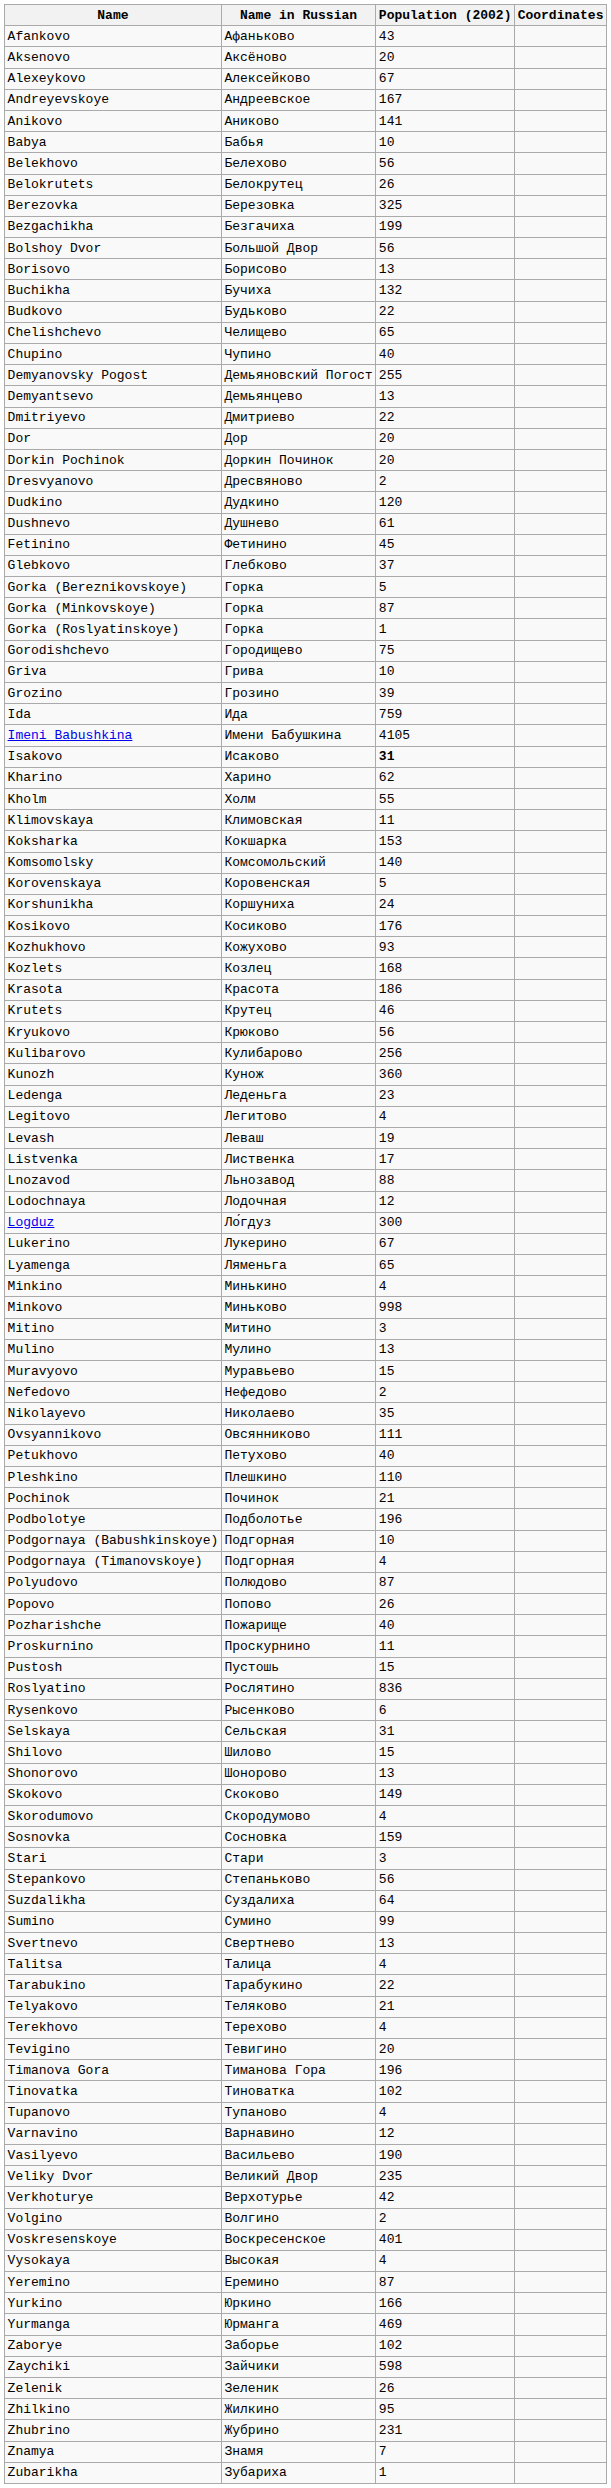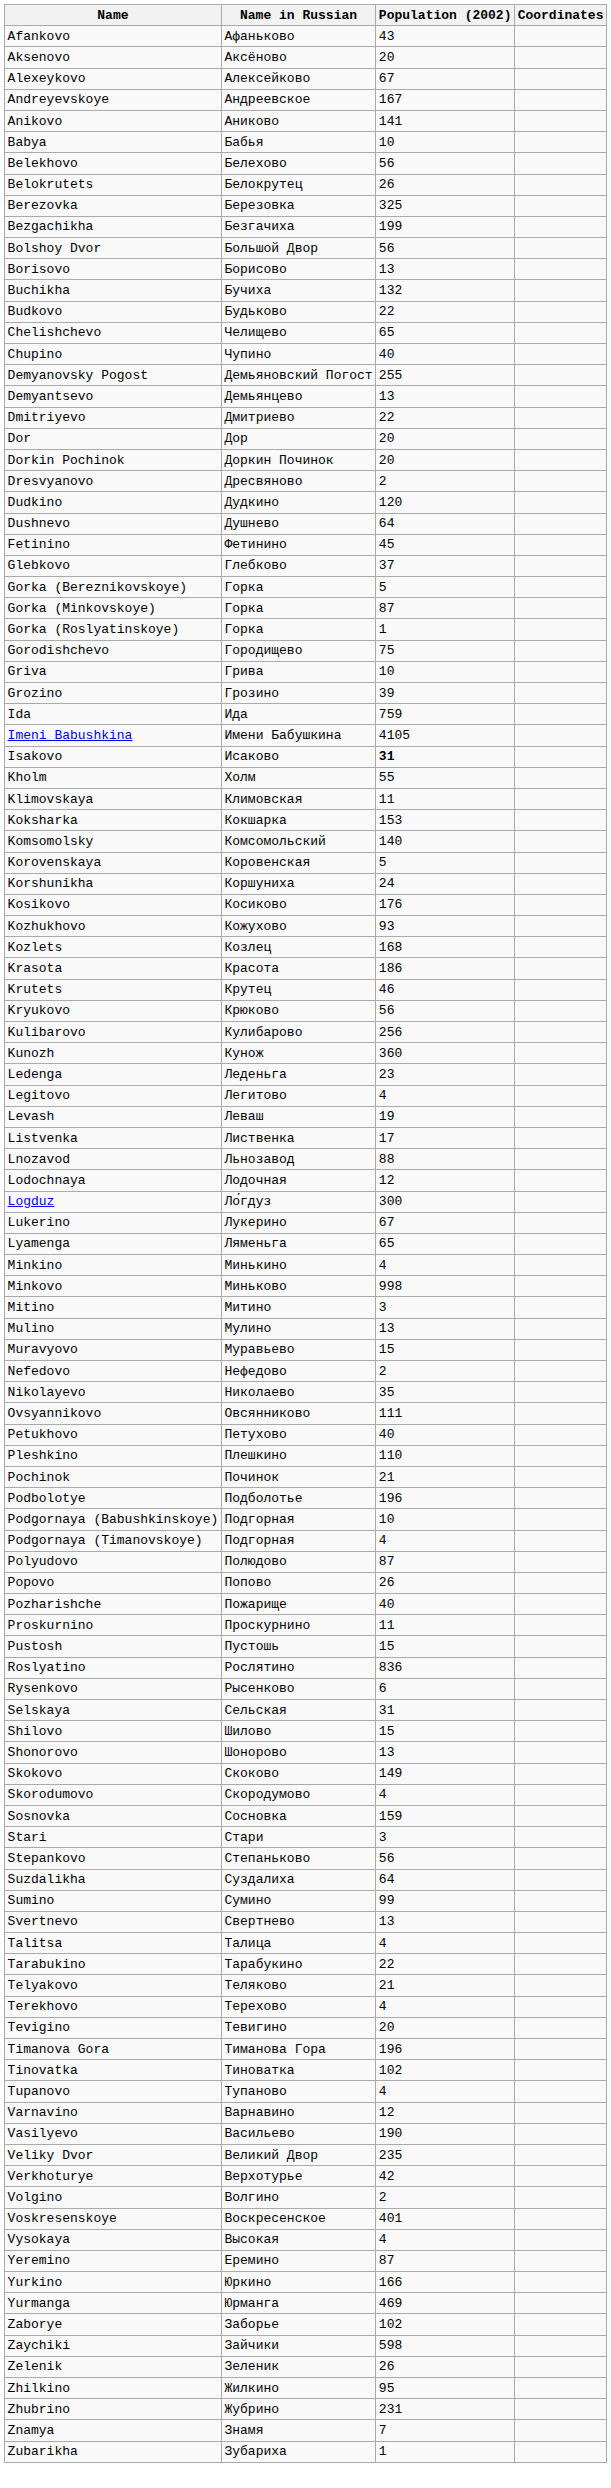(387, 524) 61 -> (387, 524) 64
- row: (35, 778)
